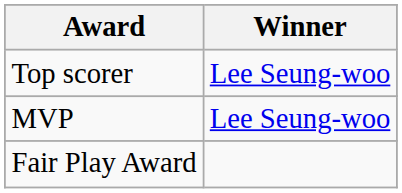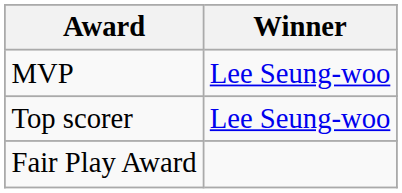rows swapped: (72, 72) <-> (43, 118)
